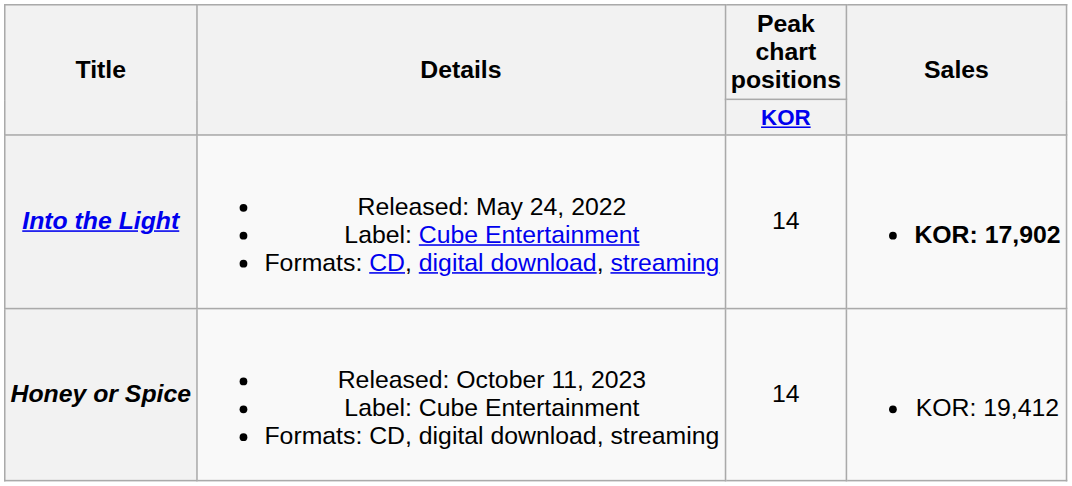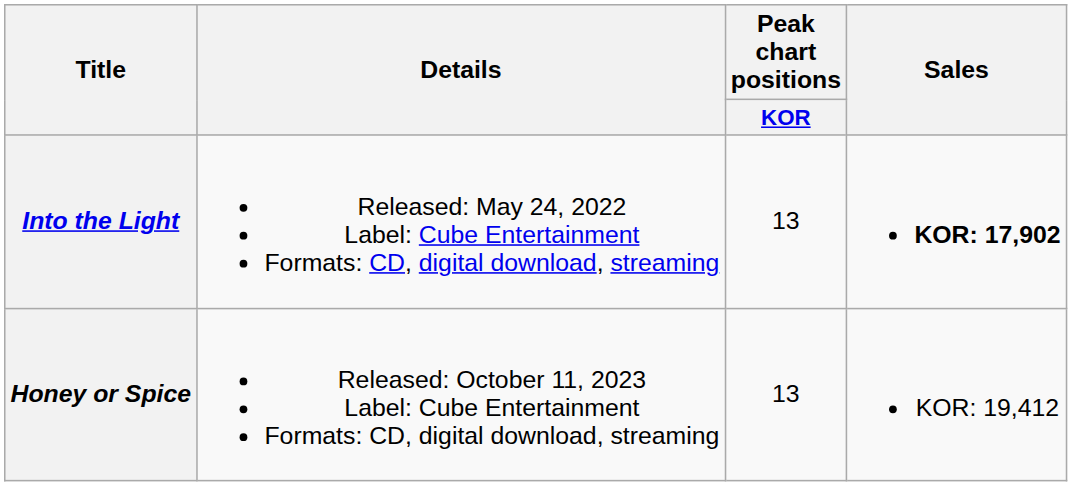(786, 221) 14 -> (786, 221) 13
(786, 393) 14 -> (786, 393) 13
